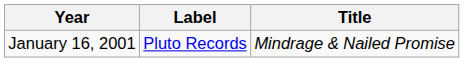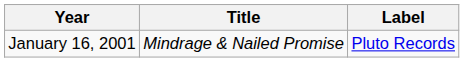columns swapped: (355, 17) <-> (195, 17)
